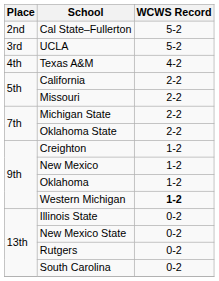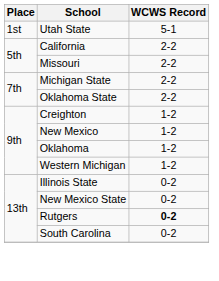+ row: (65, 30)
- row: (86, 30)
- row: (54, 47)
- row: (67, 64)
(174, 200) bold -> (169, 166) normal
(174, 251) normal -> (169, 217) bold
